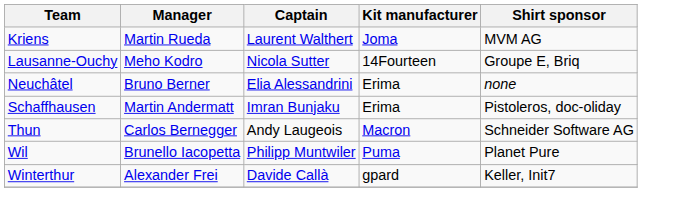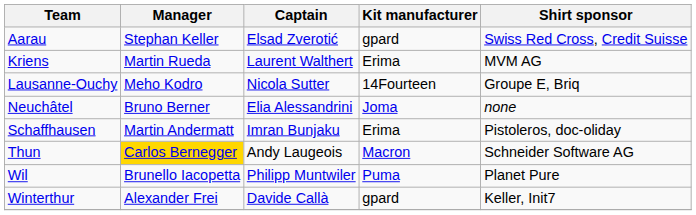+ row: (27, 38)
(380, 38) Joma -> (381, 61) Erima
(381, 84) Erima -> (380, 107) Joma
(181, 130) no background -> (181, 152) gold background
